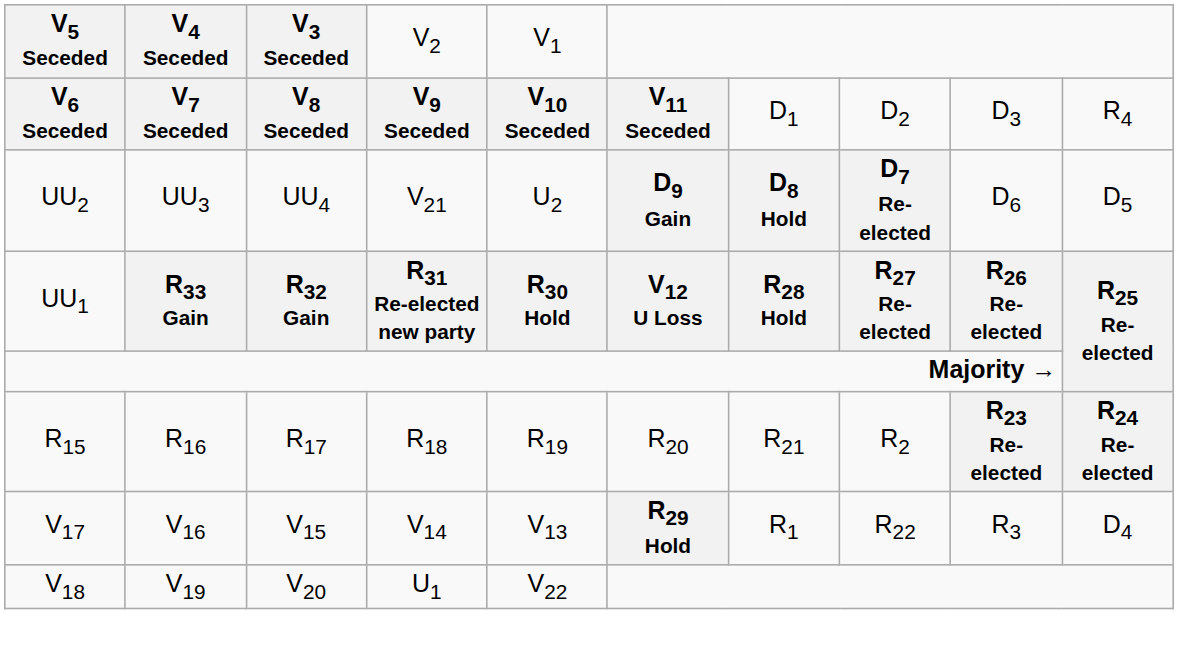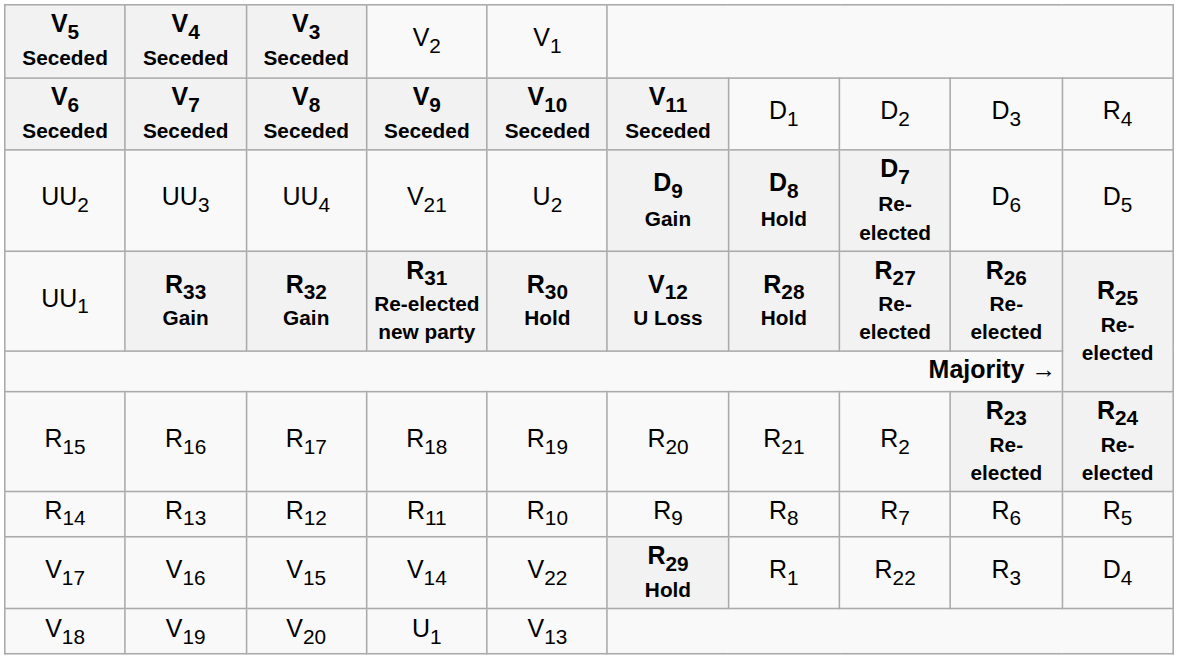+ row: (65, 514)
(547, 528) V13 -> (547, 573) V22
(547, 587) V22 -> (547, 631) V13
